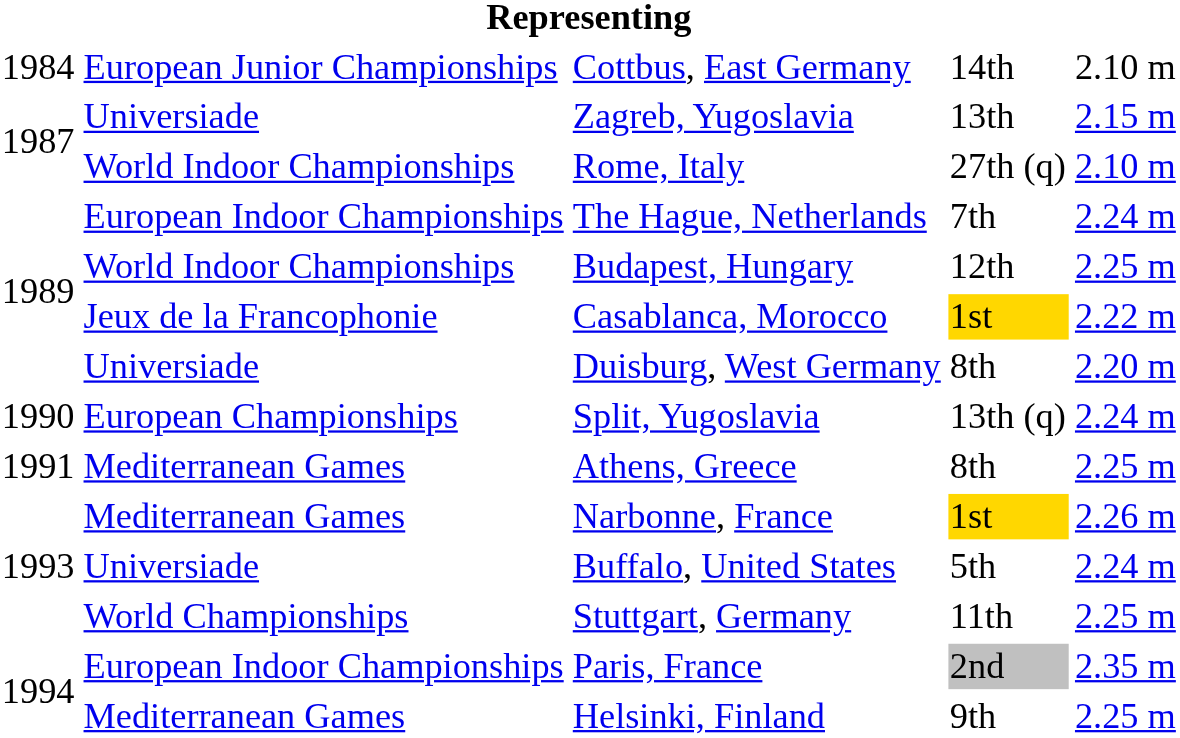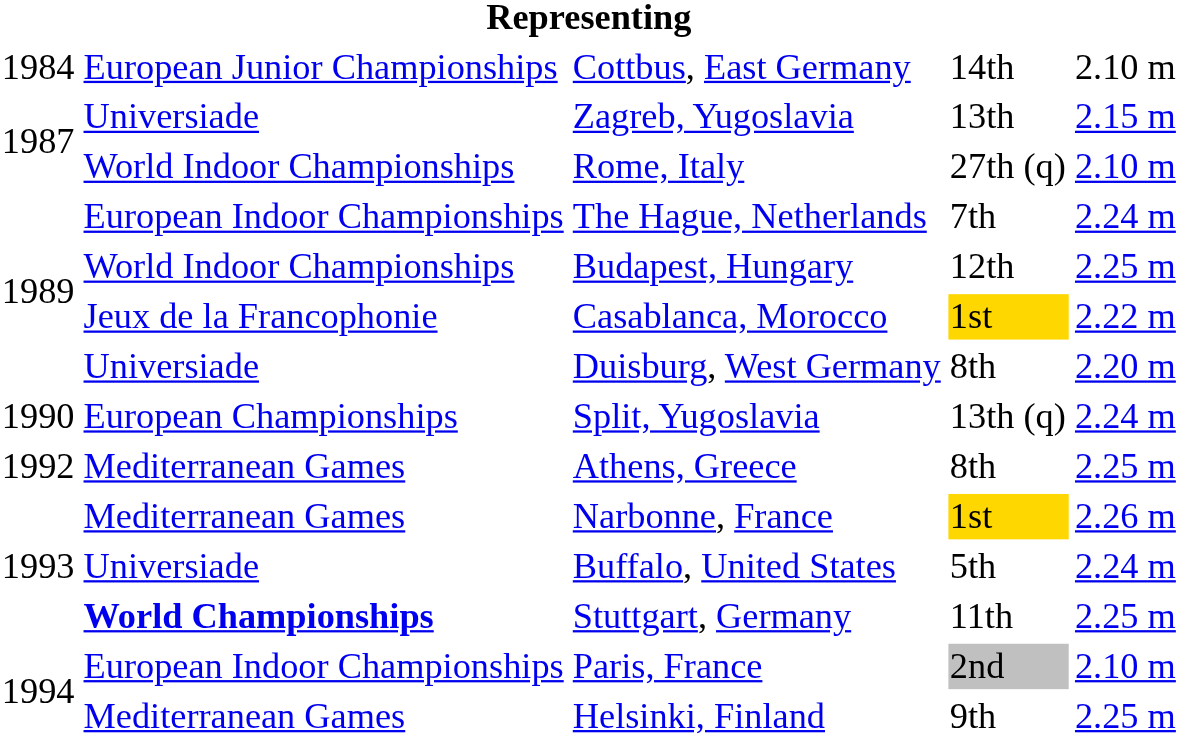(38, 466) 1991 -> (38, 466) 1992
(246, 615) normal -> (259, 615) bold
(1125, 665) 2.35 m -> (1125, 665) 2.10 m
